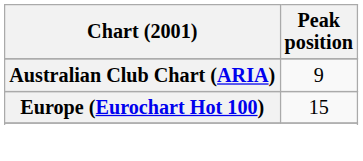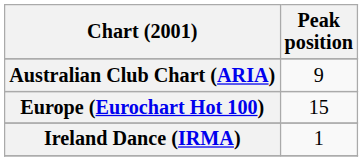+ row: (142, 139)
